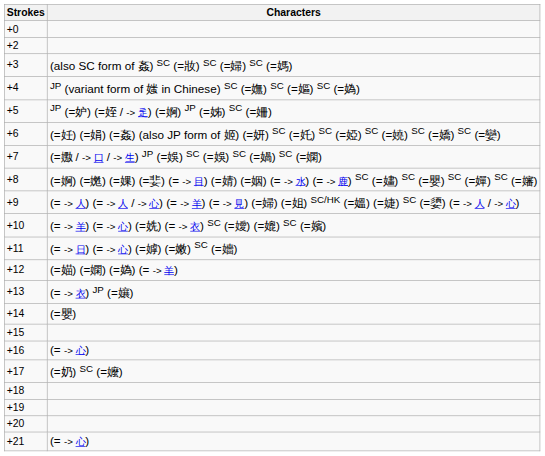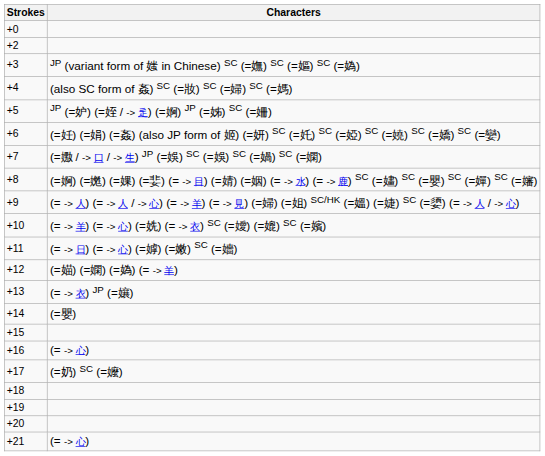(171, 65) (also SC form of 姦) SC (=妝) SC (=婦) SC (=媽) -> (205, 65) JP (variant form of 媸 in Chinese) SC (=嫵) SC (=嫗) SC (=媯)
(205, 87) JP (variant form of 媸 in Chinese) SC (=嫵) SC (=嫗) SC (=媯) -> (171, 87) (also SC form of 姦) SC (=妝) SC (=婦) SC (=媽)
